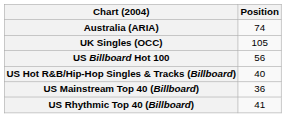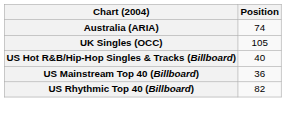- row: (121, 58)
(260, 105) 41 -> (260, 89) 82
